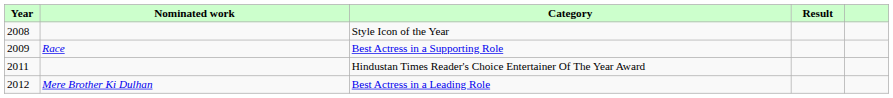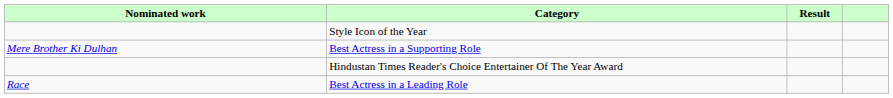- column: (22, 13)
(53, 48) Race -> (62, 48) Mere Brother Ki Dulhan
(97, 84) Mere Brother Ki Dulhan -> (18, 84) Race
